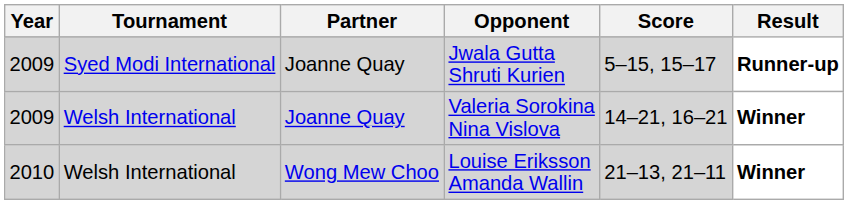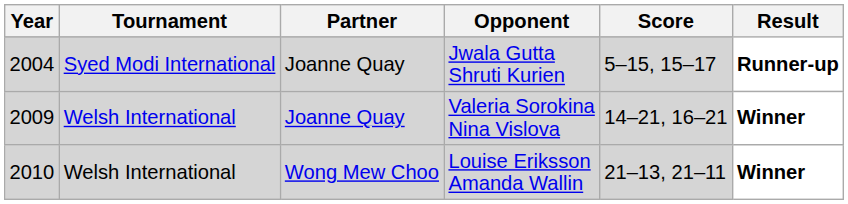(32, 64) 2009 -> (32, 64) 2004
